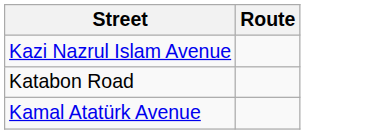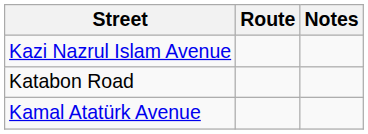+ column: (332, 19)
